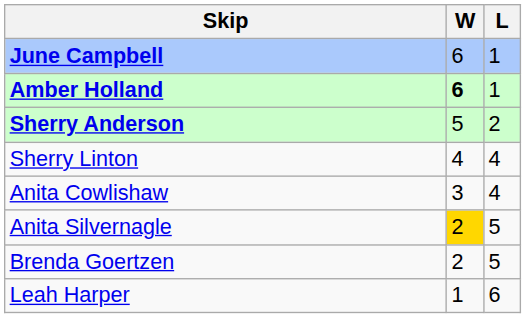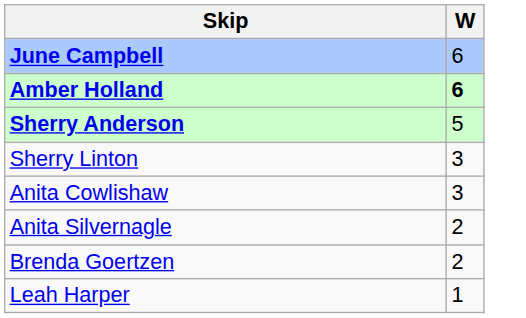- column: (502, 21)
(458, 158) 4 -> (458, 158) 3
(458, 227) gold background -> (458, 227) no background
